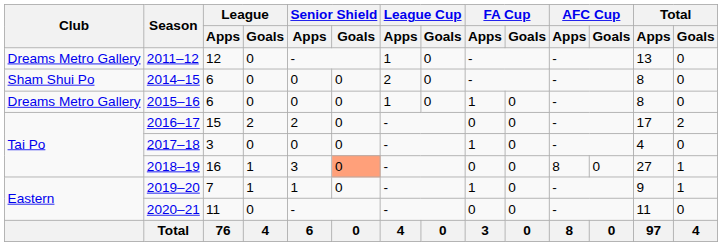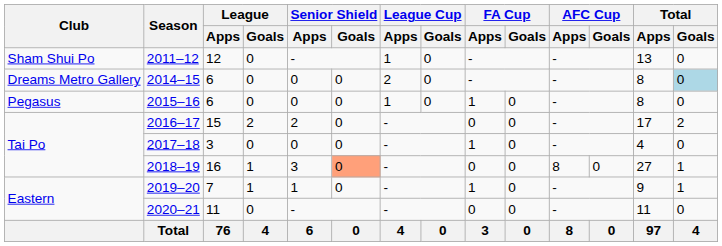(74, 58) Dreams Metro Gallery -> (51, 58) Sham Shui Po
(51, 79) Sham Shui Po -> (74, 79) Dreams Metro Gallery
(681, 79) no background -> (681, 79) lightblue background
(74, 101) Dreams Metro Gallery -> (34, 101) Pegasus
